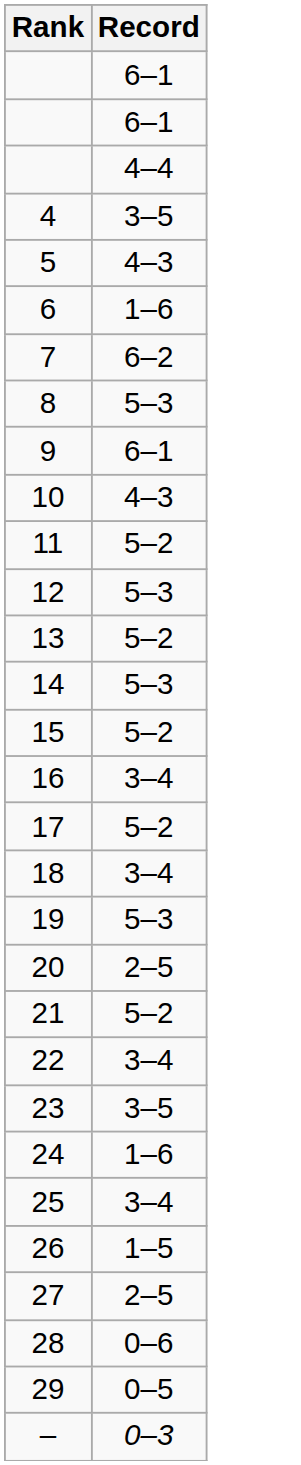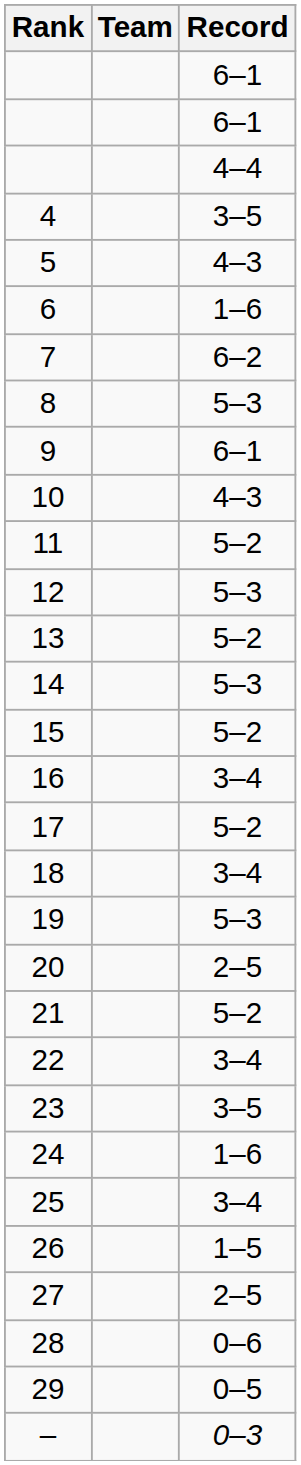+ column: (135, 27)
